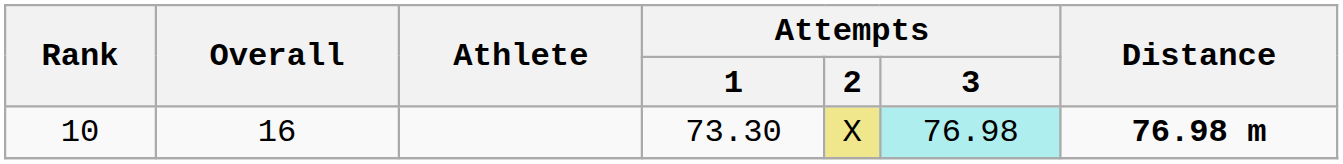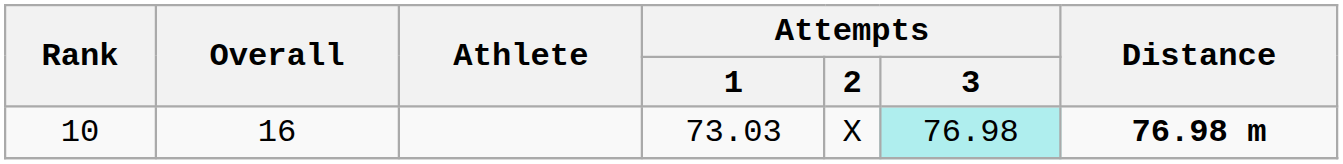(733, 133) 73.30 -> (733, 133) 73.03
(852, 133) khaki background -> (852, 133) no background
